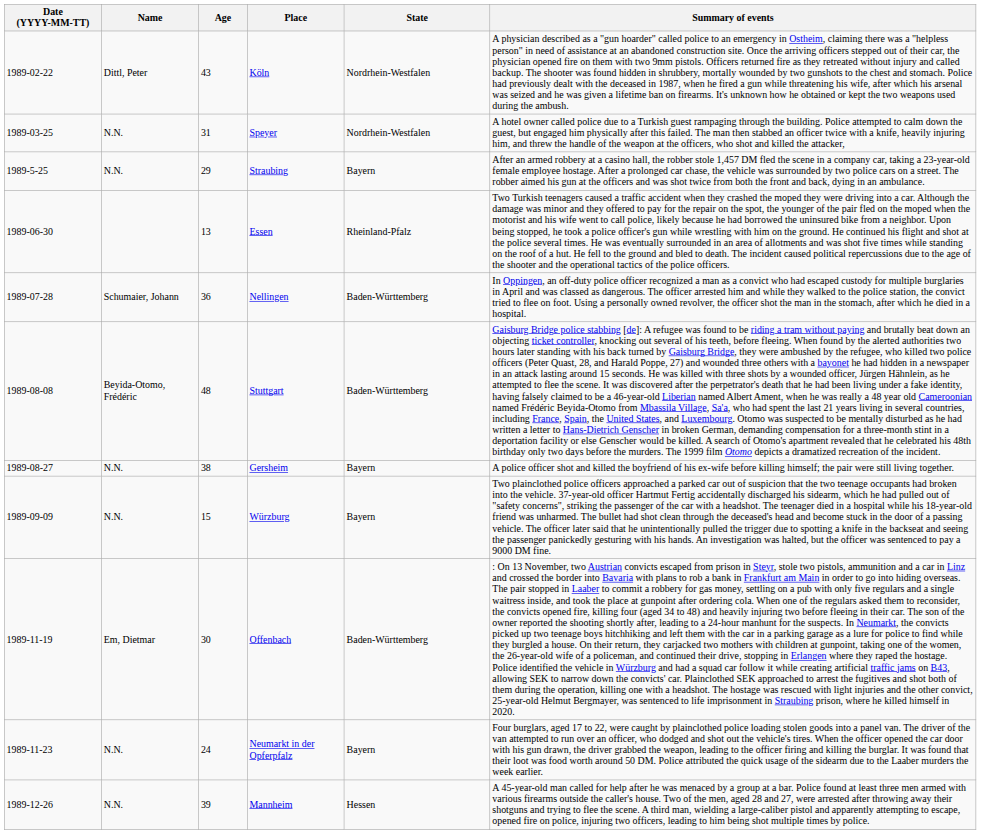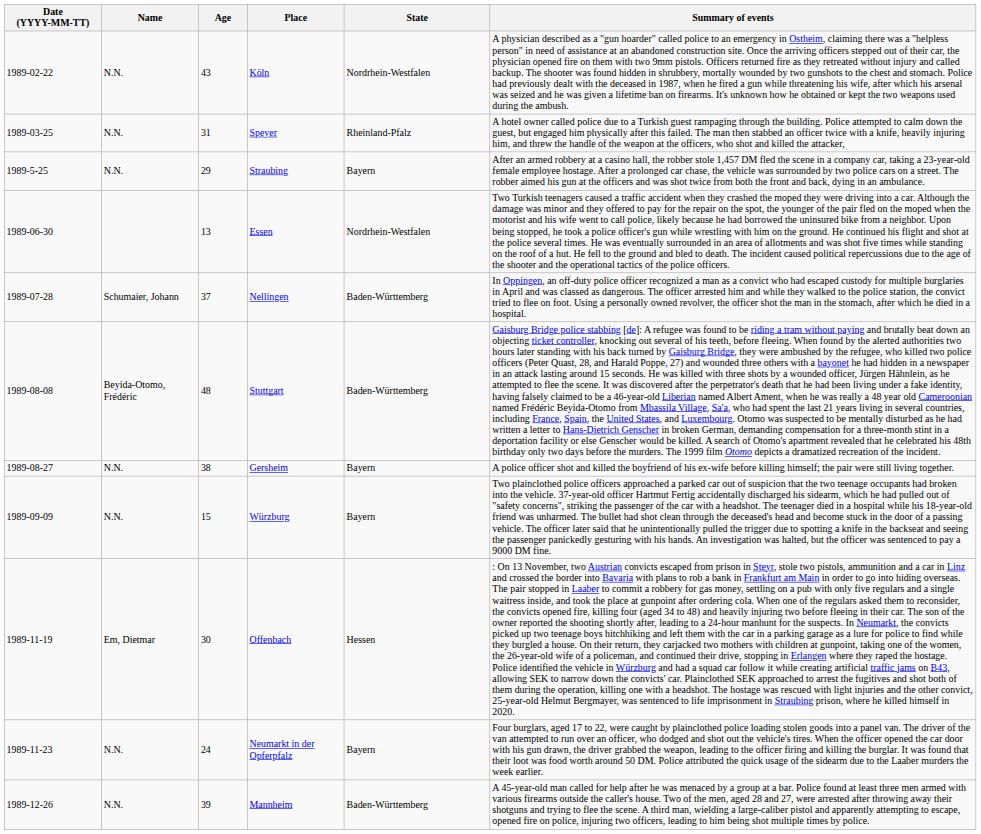(126, 72) Dittl, Peter -> (113, 72) N.N.
(388, 133) Nordrhein-Westfalen -> (379, 133) Rheinland-Pfalz
(379, 231) Rheinland-Pfalz -> (388, 231) Nordrhein-Westfalen
(206, 297) 36 -> (206, 297) 37
(387, 639) Baden-Württemberg -> (361, 639) Hessen
(361, 804) Hessen -> (387, 804) Baden-Württemberg
